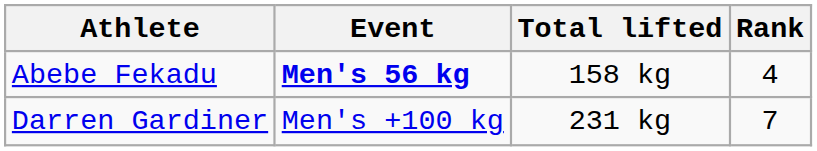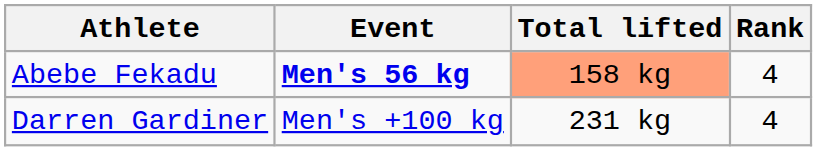(620, 75) no background -> (620, 75) lightsalmon background
(770, 121) 7 -> (770, 121) 4
